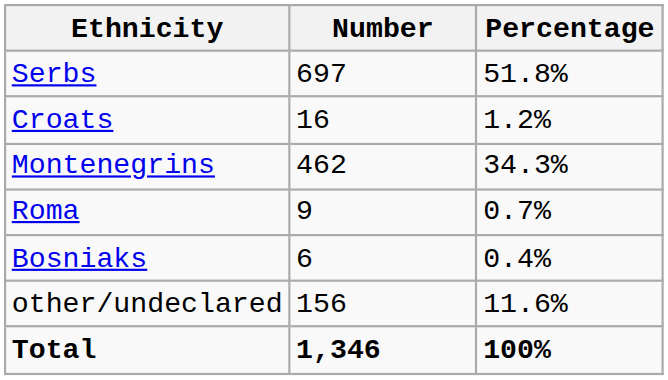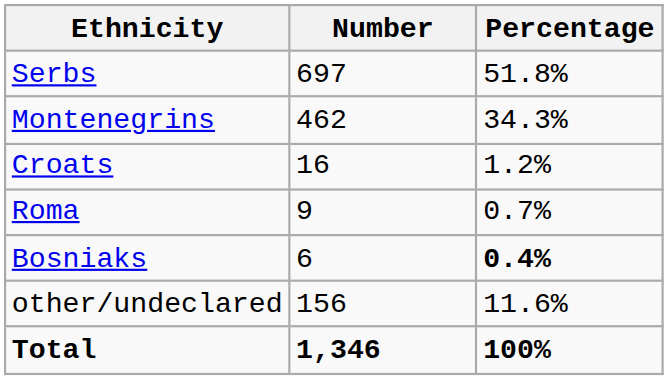rows swapped: (113, 166) <-> (63, 120)
(517, 258) normal -> (517, 258) bold
